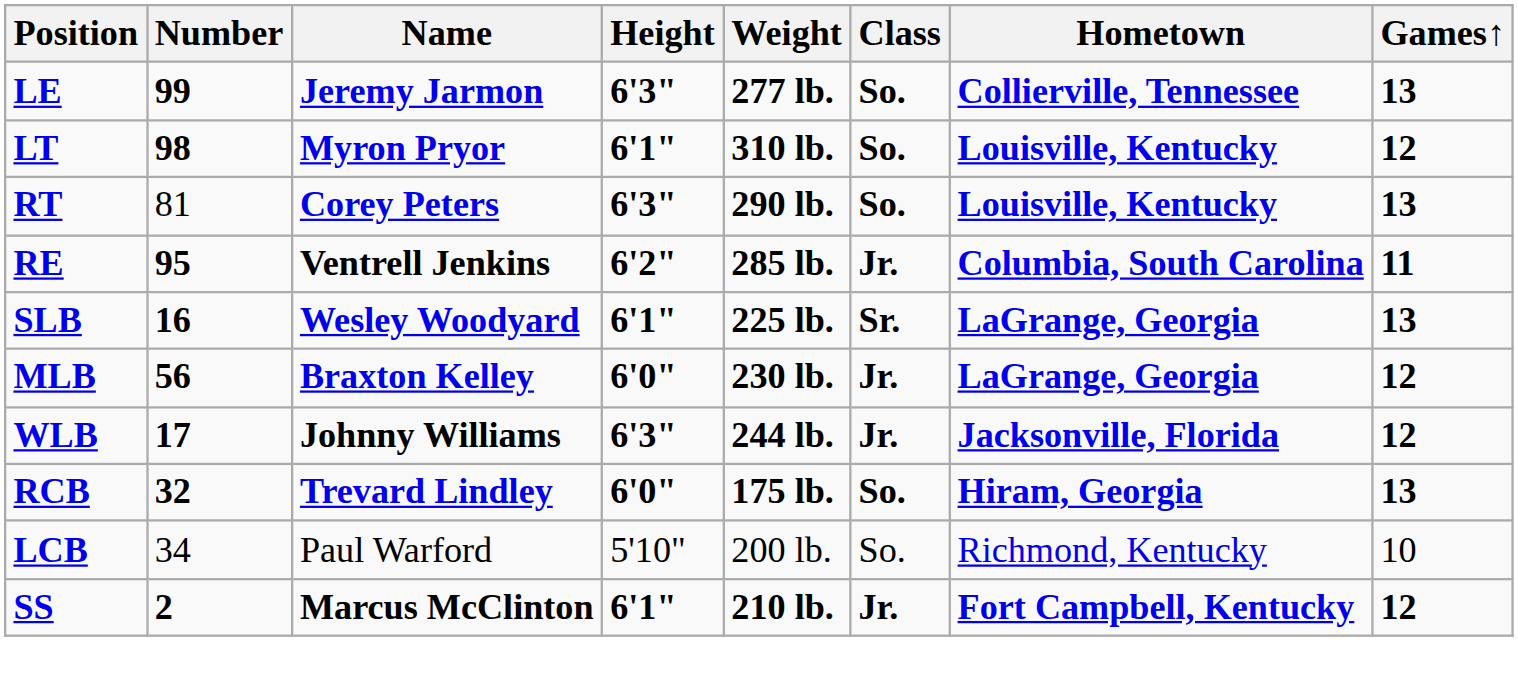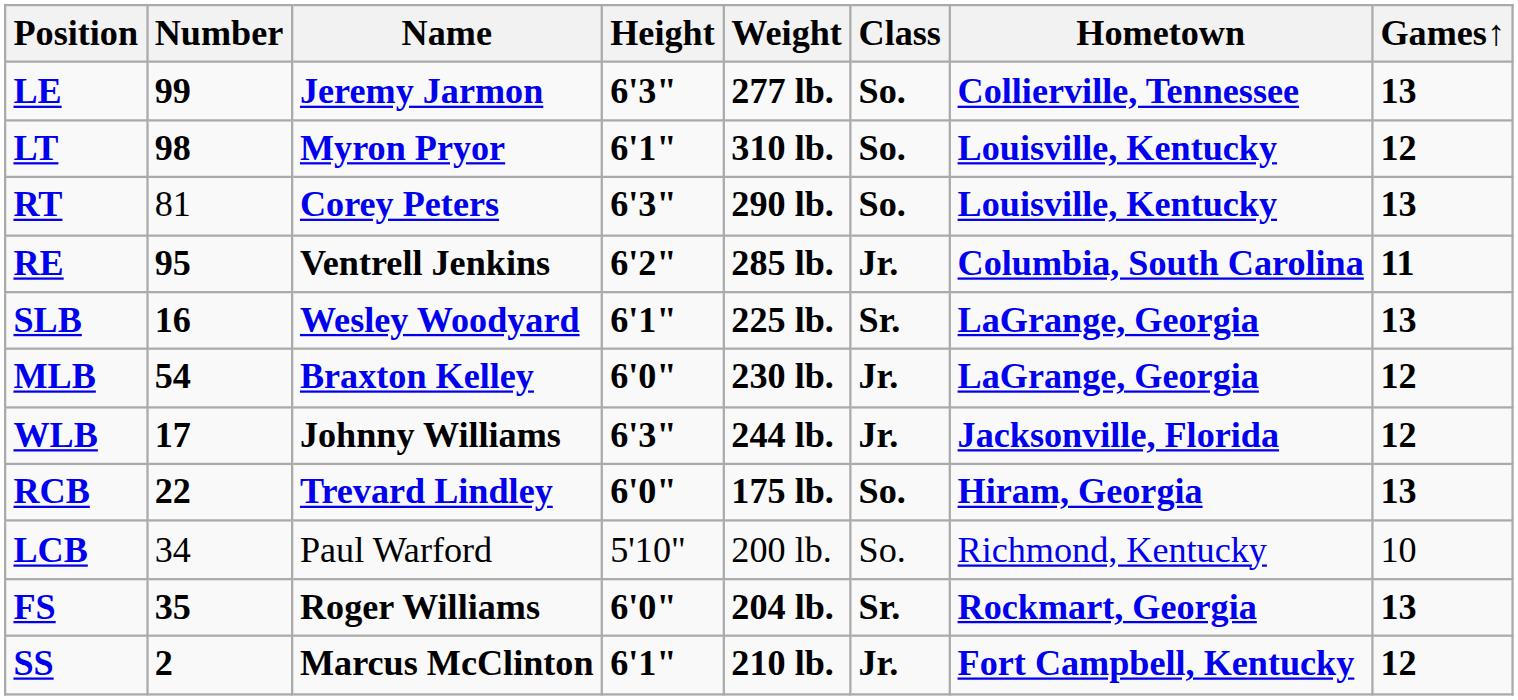(173, 377) 56 -> (173, 377) 54
(173, 491) 32 -> (173, 491) 22
+ row: (35, 606)
